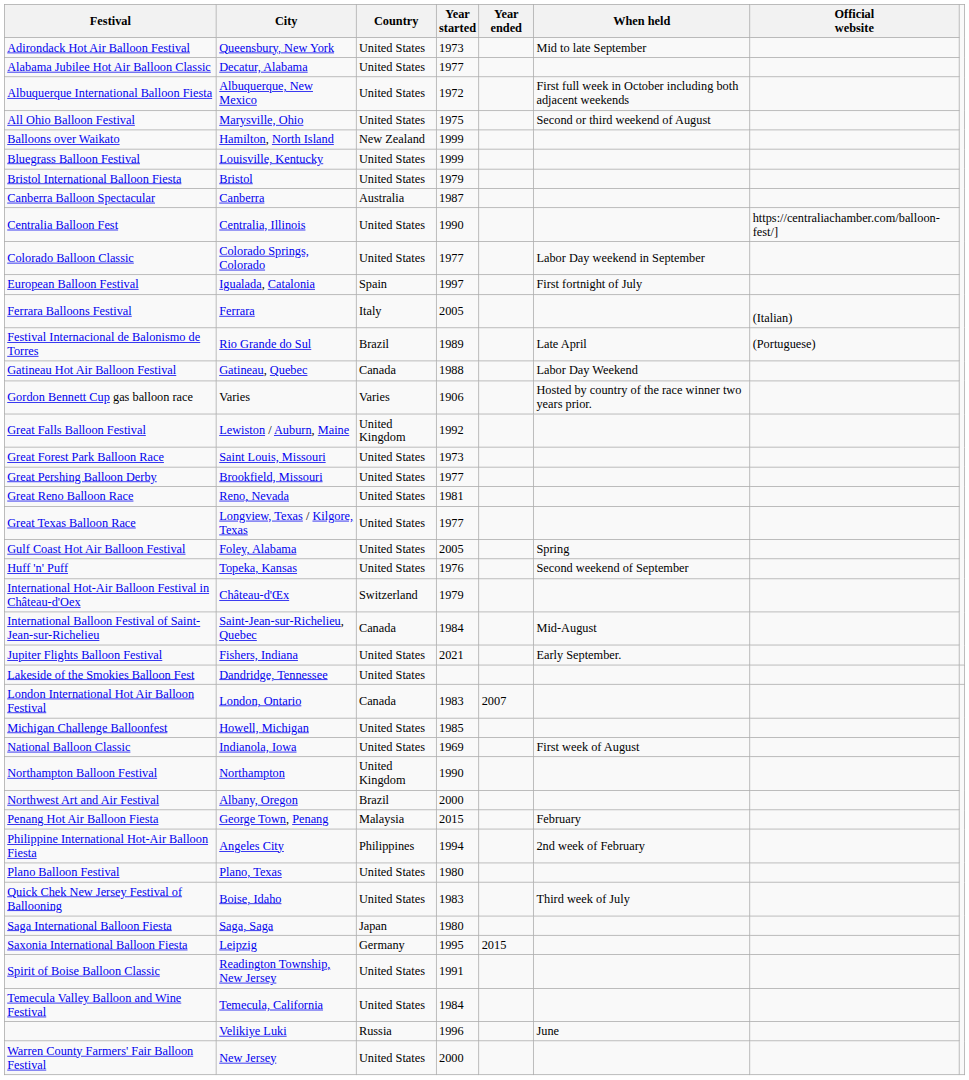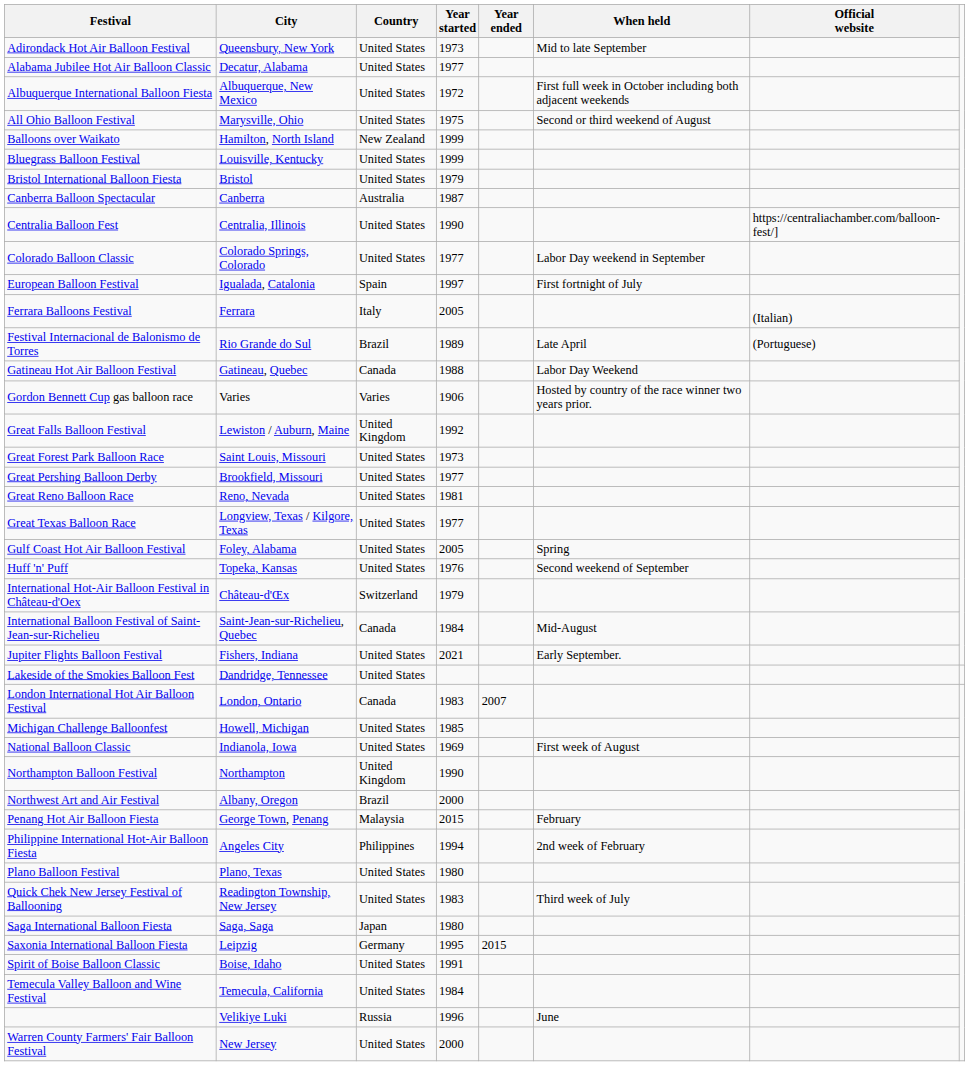(250, 899) Boise, Idaho -> (275, 899) Readington Township, New Jersey
(275, 971) Readington Township, New Jersey -> (250, 964) Boise, Idaho
